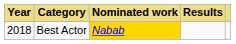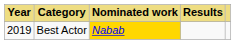(19, 30) 2018 -> (19, 30) 2019
